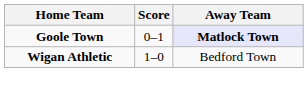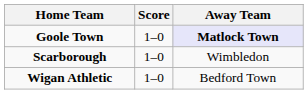(154, 36) 0–1 -> (154, 36) 1–0
+ row: (70, 57)
